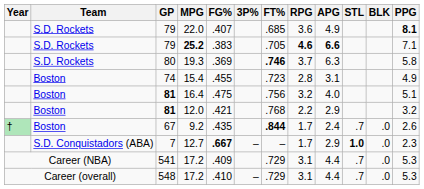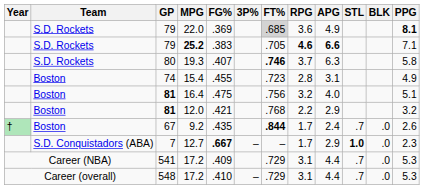(222, 29) .407 -> (222, 29) .369
(275, 29) no background -> (275, 29) lightgrey background
(222, 62) .369 -> (222, 62) .407
